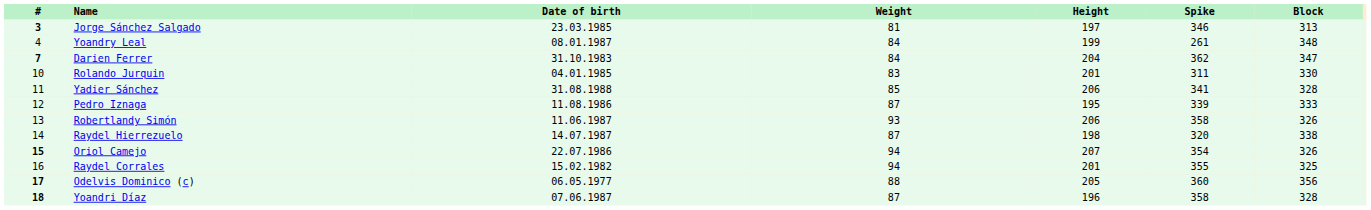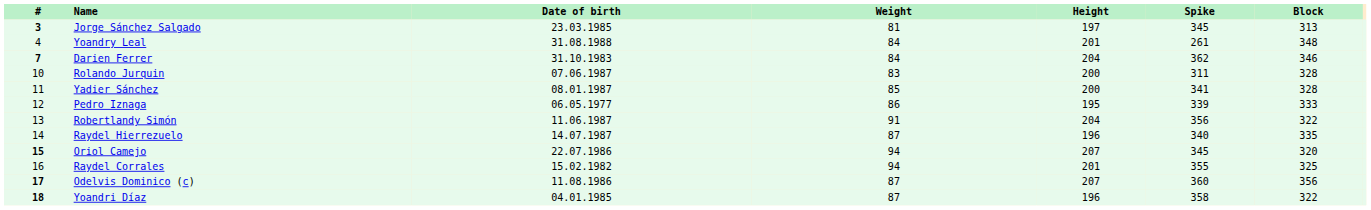(1200, 27) 346 -> (1200, 27) 345
(581, 43) 08.01.1987 -> (581, 43) 31.08.1988
(1091, 43) 199 -> (1091, 43) 201
(1308, 58) 347 -> (1308, 58) 346
(581, 74) 04.01.1985 -> (581, 74) 07.06.1987
(1091, 74) 201 -> (1091, 74) 200
(1308, 74) 330 -> (1308, 74) 328
(581, 89) 31.08.1988 -> (581, 89) 08.01.1987
(1091, 89) 206 -> (1091, 89) 200
(581, 105) 11.08.1986 -> (581, 105) 06.05.1977
(894, 105) 87 -> (894, 105) 86
(894, 120) 93 -> (894, 120) 91
(1091, 120) 206 -> (1091, 120) 204
(1200, 120) 358 -> (1200, 120) 356
(1308, 120) 326 -> (1308, 120) 322
(1091, 136) 198 -> (1091, 136) 196
(1200, 136) 320 -> (1200, 136) 340
(1308, 136) 338 -> (1308, 136) 335
(1200, 151) 354 -> (1200, 151) 345
(1308, 151) 326 -> (1308, 151) 320
(581, 182) 06.05.1977 -> (581, 182) 11.08.1986
(894, 182) 88 -> (894, 182) 87
(1091, 182) 205 -> (1091, 182) 207
(581, 198) 07.06.1987 -> (581, 198) 04.01.1985
(1308, 198) 328 -> (1308, 198) 322
